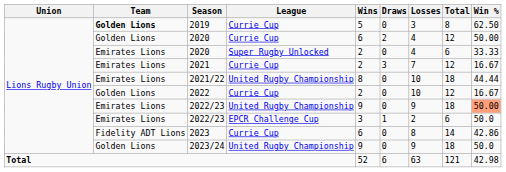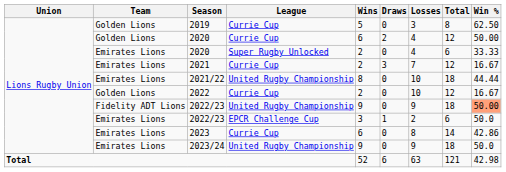(125, 25) bold -> (125, 25) normal
(130, 106) Emirates Lions -> (141, 106) Fidelity ADT Lions
(141, 133) Fidelity ADT Lions -> (130, 133) Emirates Lions
(125, 147) Golden Lions -> (130, 147) Emirates Lions
